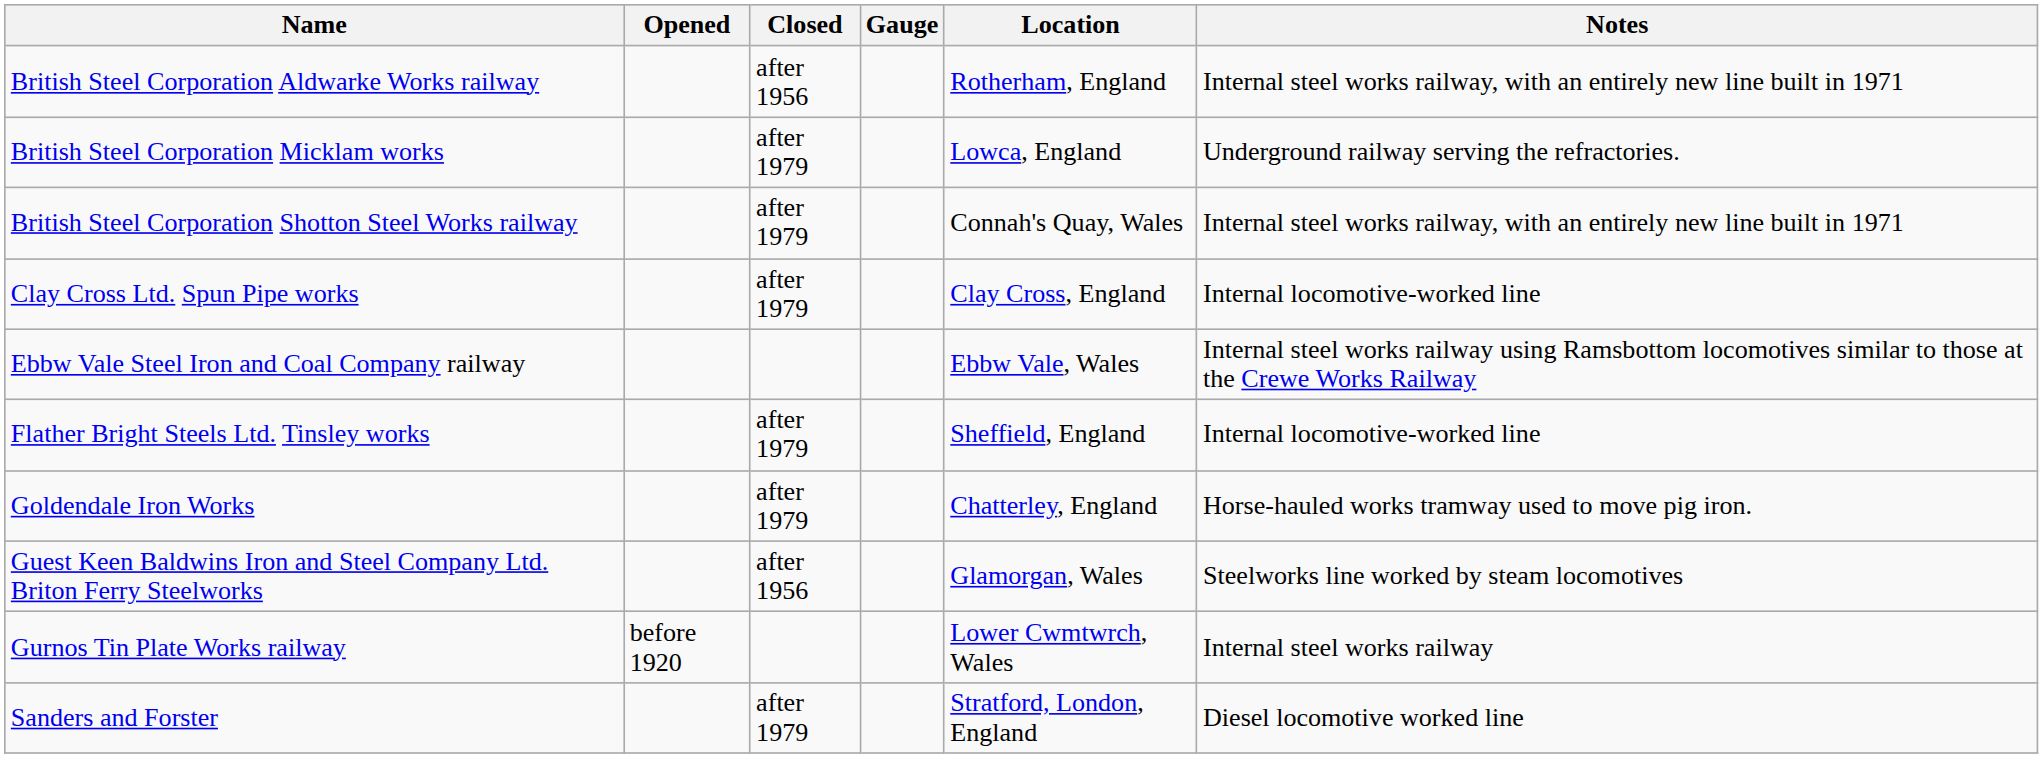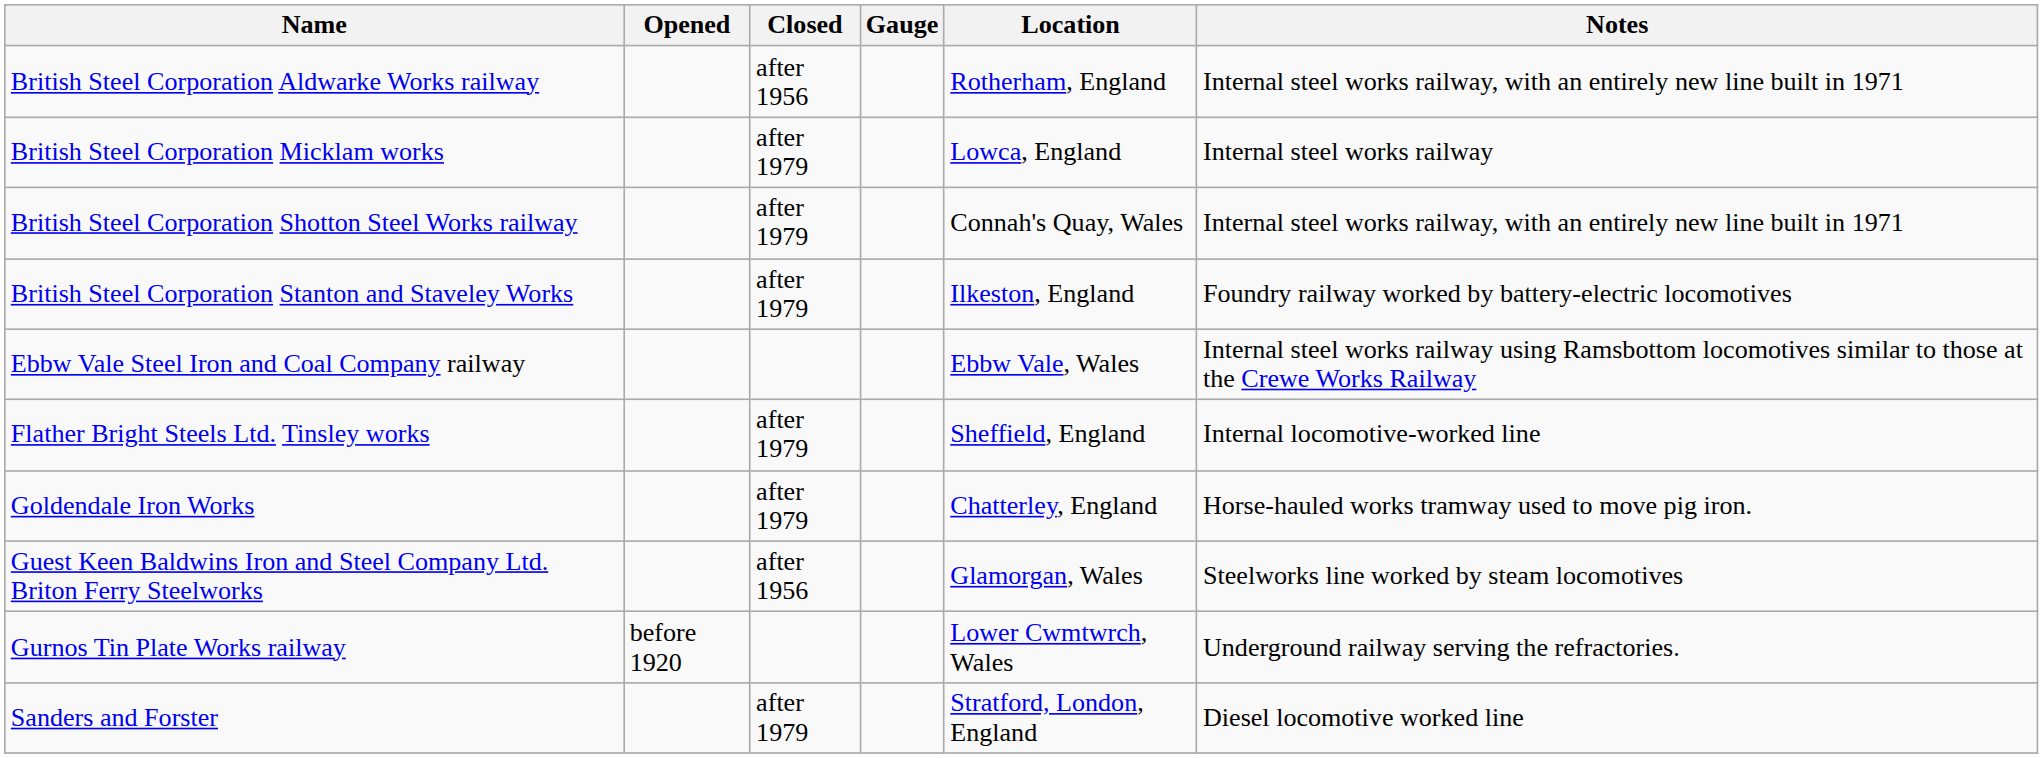(1441, 151) Underground railway serving the refractories. -> (1348, 151) Internal steel works railway
+ row: (292, 293)
- row: (185, 293)
(1348, 646) Internal steel works railway -> (1441, 646) Underground railway serving the refractories.
